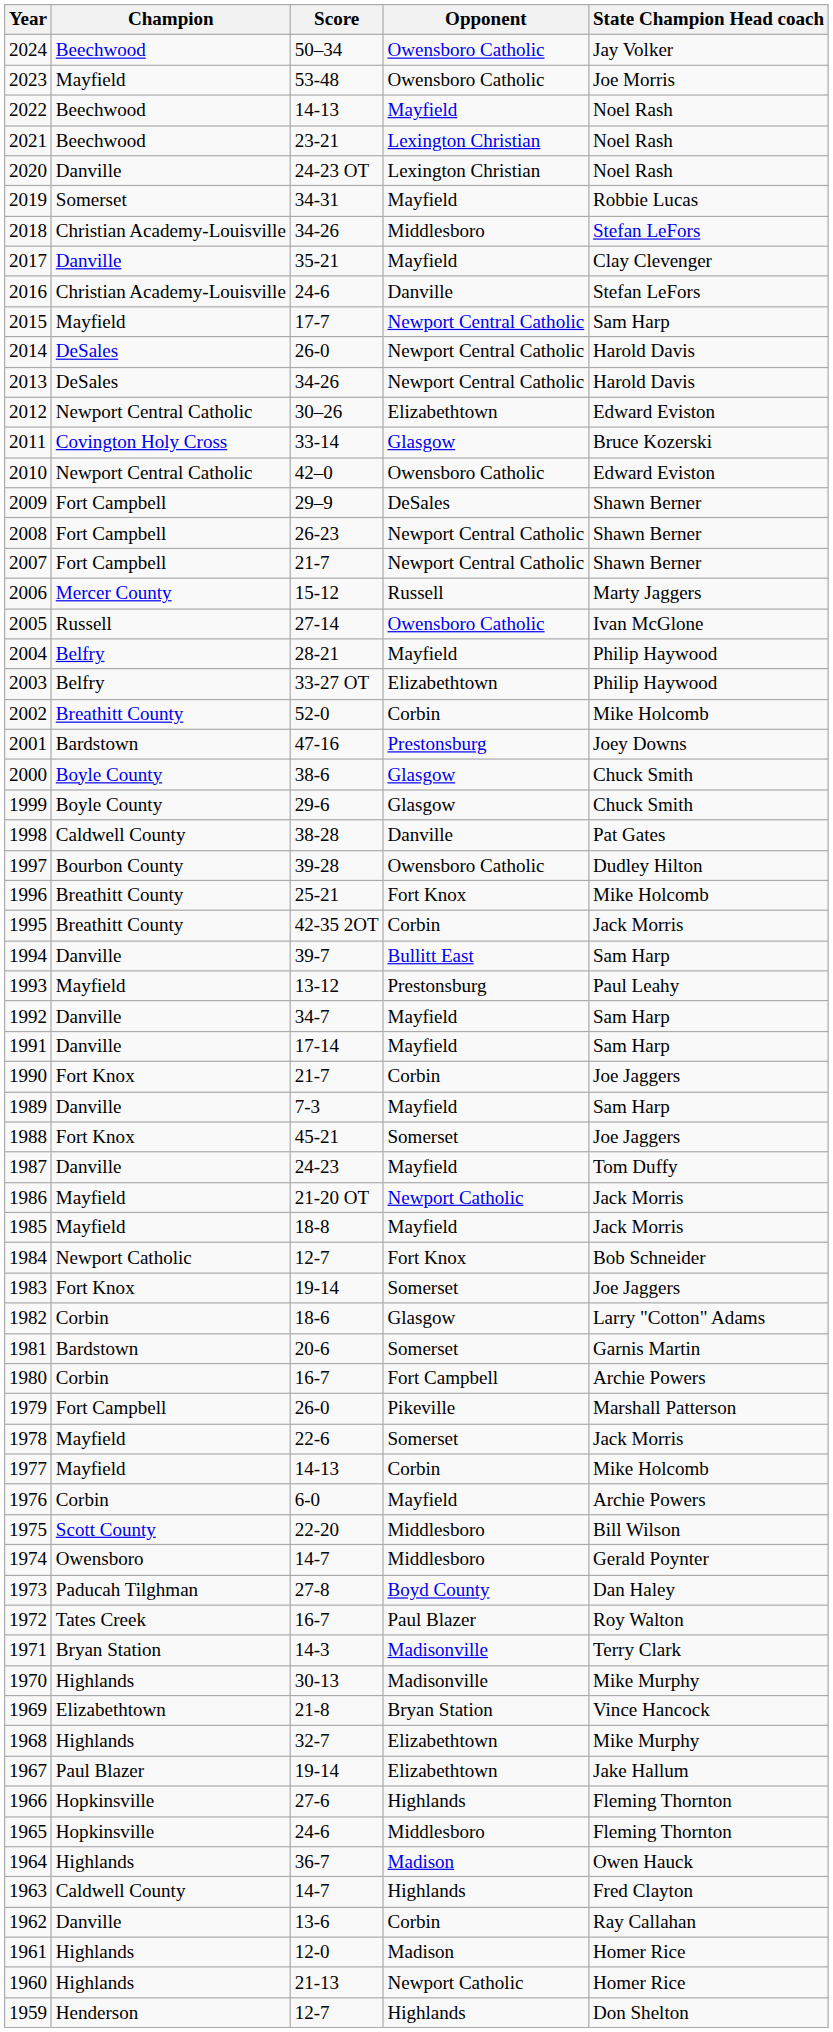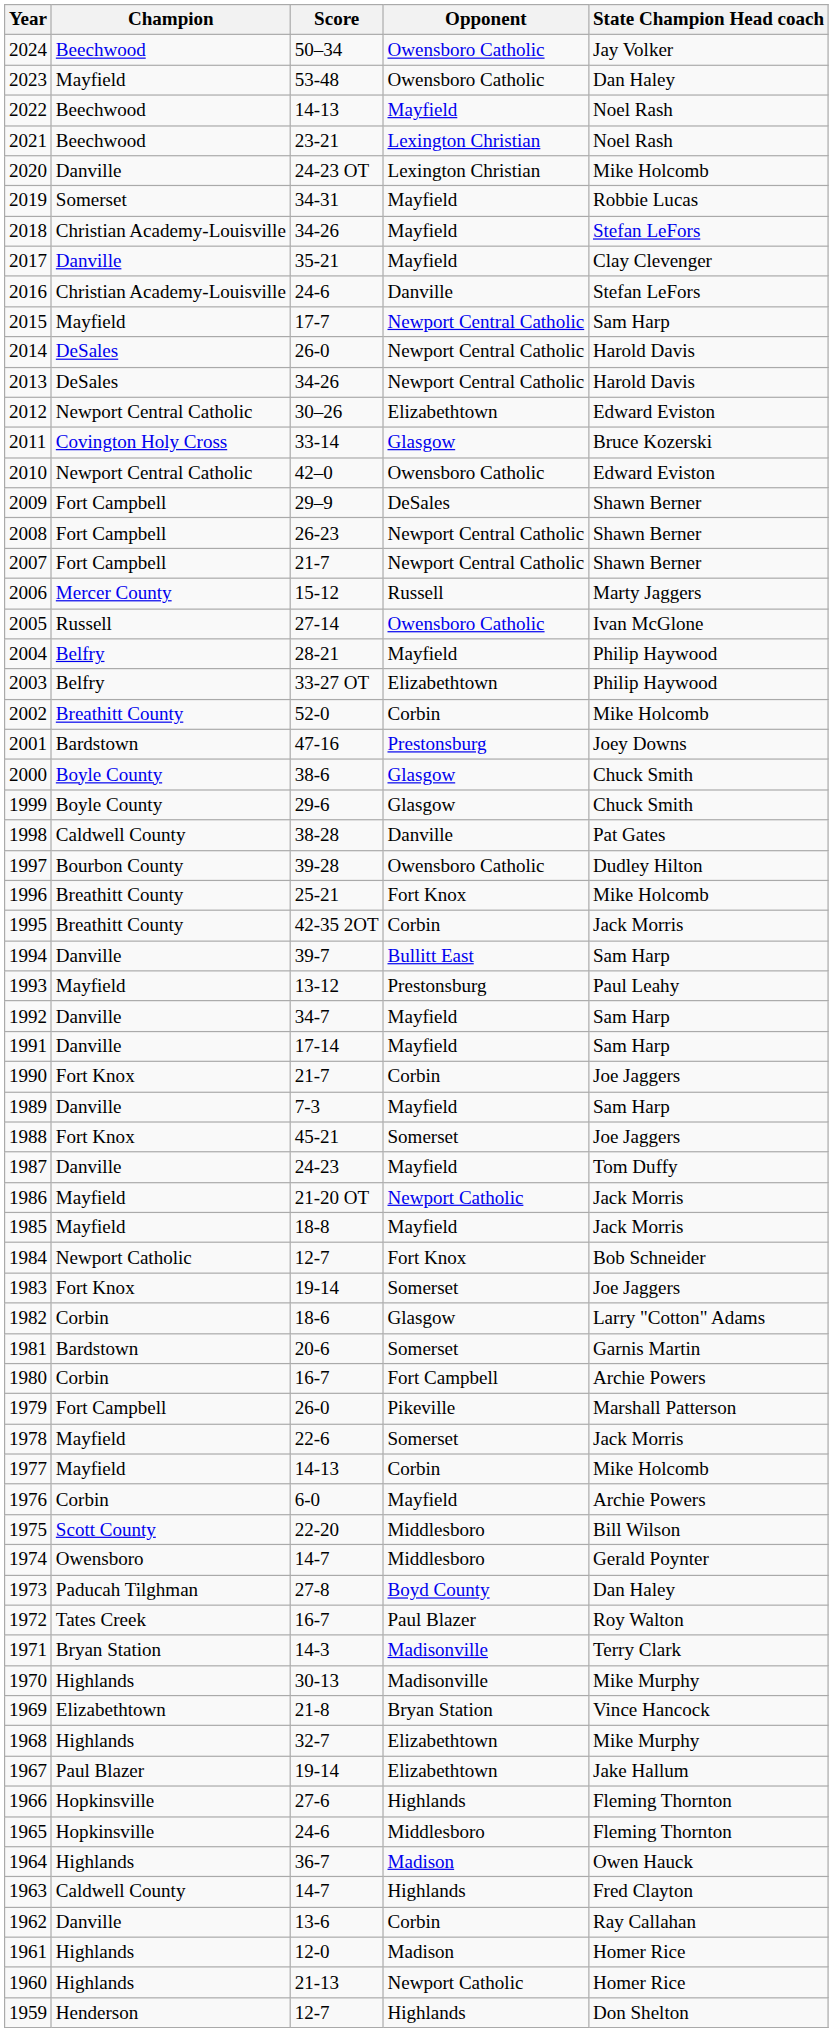(634, 79) Joe Morris -> (634, 79) Dan Haley
(633, 170) Noel Rash -> (651, 170) Mike Holcomb
(436, 230) Middlesboro -> (422, 230) Mayfield
